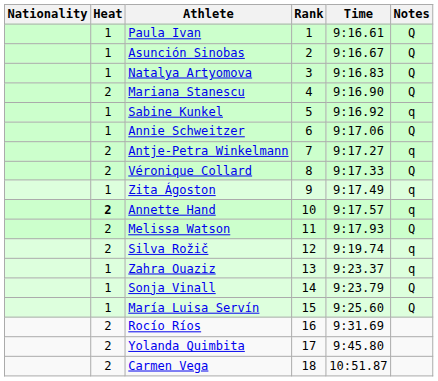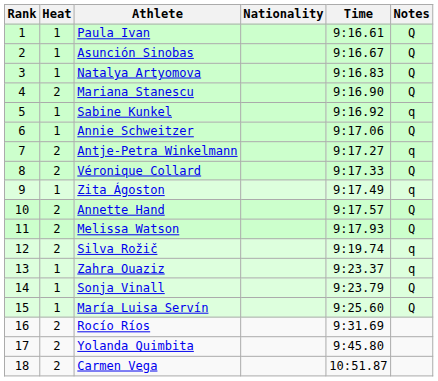columns swapped: (309, 15) <-> (47, 15)
(108, 210) bold -> (57, 210) normal
(412, 210) q -> (412, 210) Q
